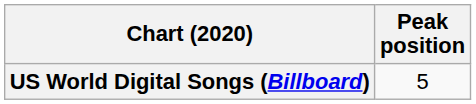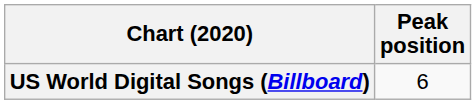(423, 81) 5 -> (423, 81) 6
